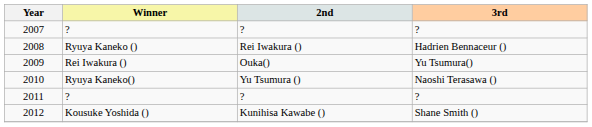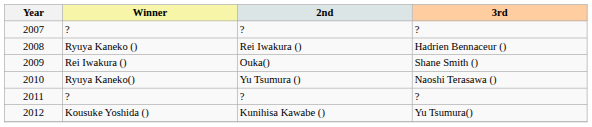(444, 63) Yu Tsumura() -> (446, 63) Shane Smith ()
(446, 113) Shane Smith () -> (444, 113) Yu Tsumura()
